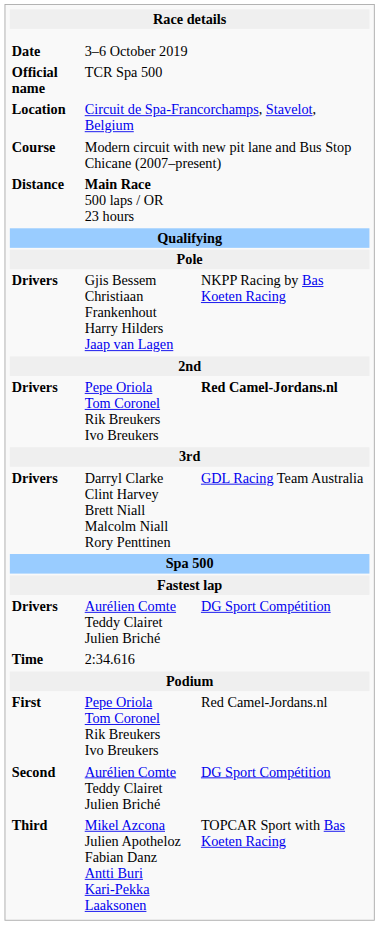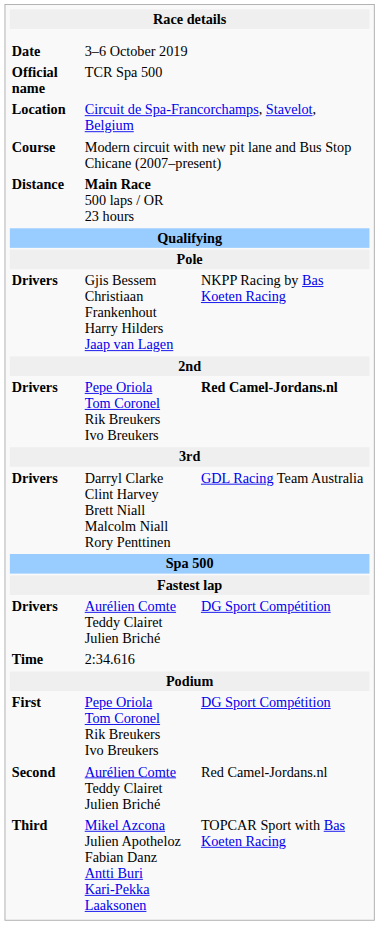(264, 702) Red Camel-Jordans.nl -> (266, 702) DG Sport Compétition
(266, 772) DG Sport Compétition -> (264, 772) Red Camel-Jordans.nl
